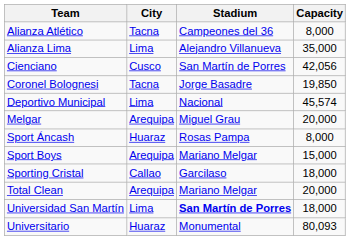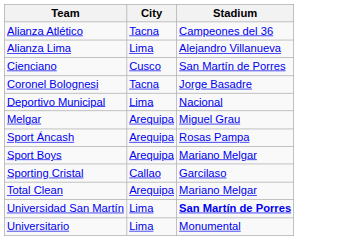- column: (320, 13)
(147, 137) Huaraz -> (152, 137) Arequipa
(147, 226) Huaraz -> (141, 226) Lima
